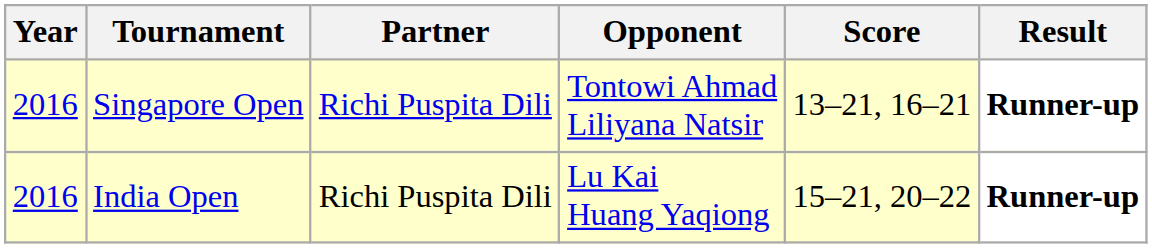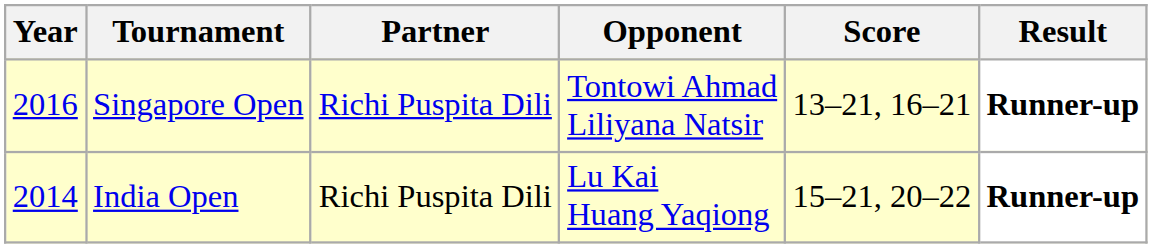(45, 196) 2016 -> (45, 196) 2014
